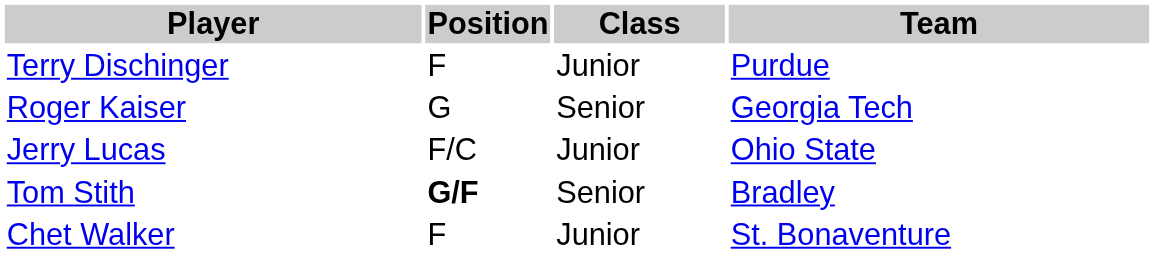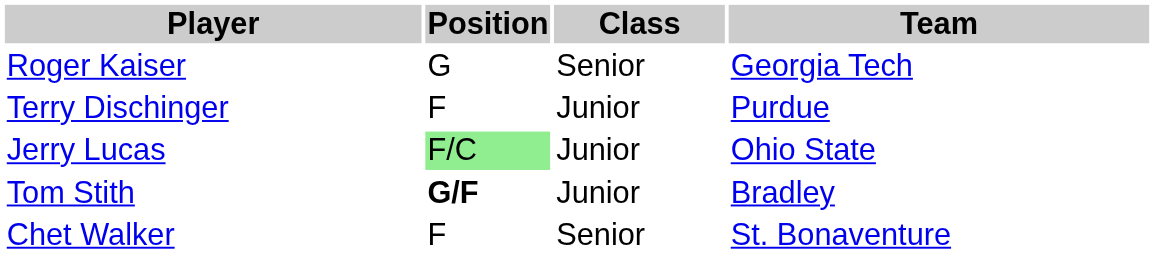rows swapped: (118, 65) <-> (96, 108)
(452, 150) no background -> (452, 150) lightgreen background
(601, 192) Senior -> (598, 192) Junior
(598, 234) Junior -> (601, 234) Senior
